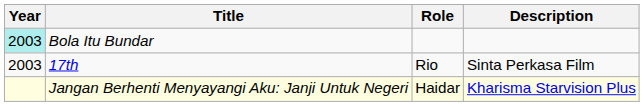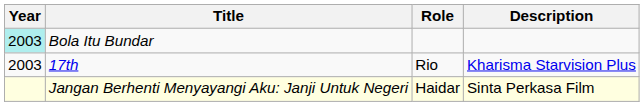(531, 64) Sinta Perkasa Film -> (551, 64) Kharisma Starvision Plus
(551, 88) Kharisma Starvision Plus -> (531, 88) Sinta Perkasa Film
